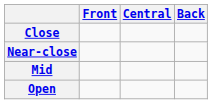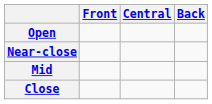rows swapped: (42, 33) <-> (42, 89)
